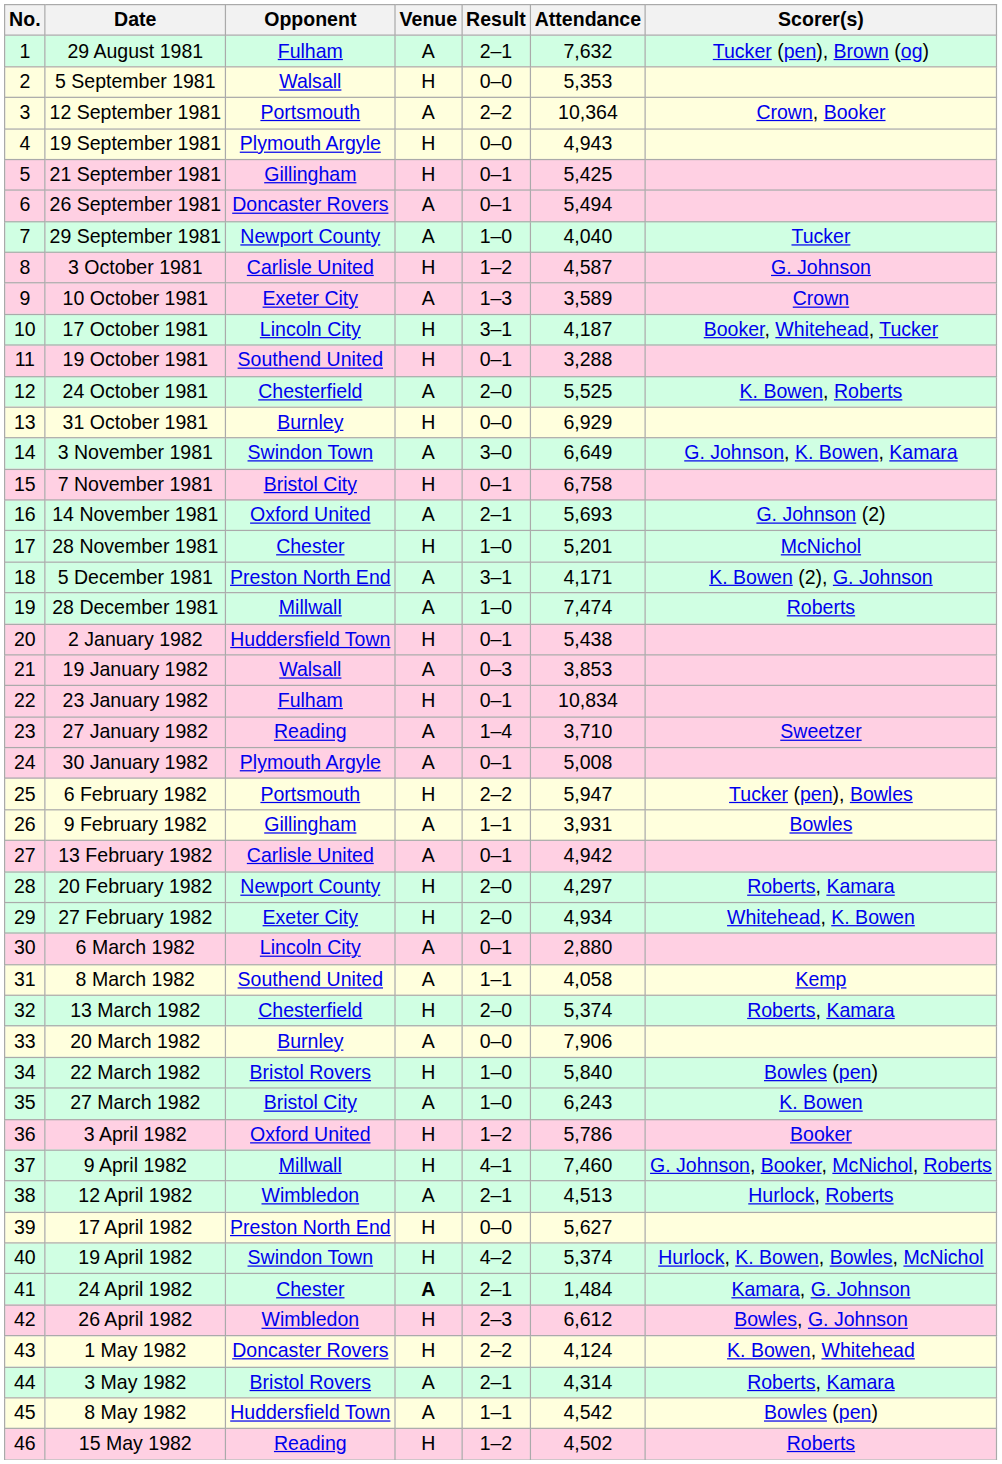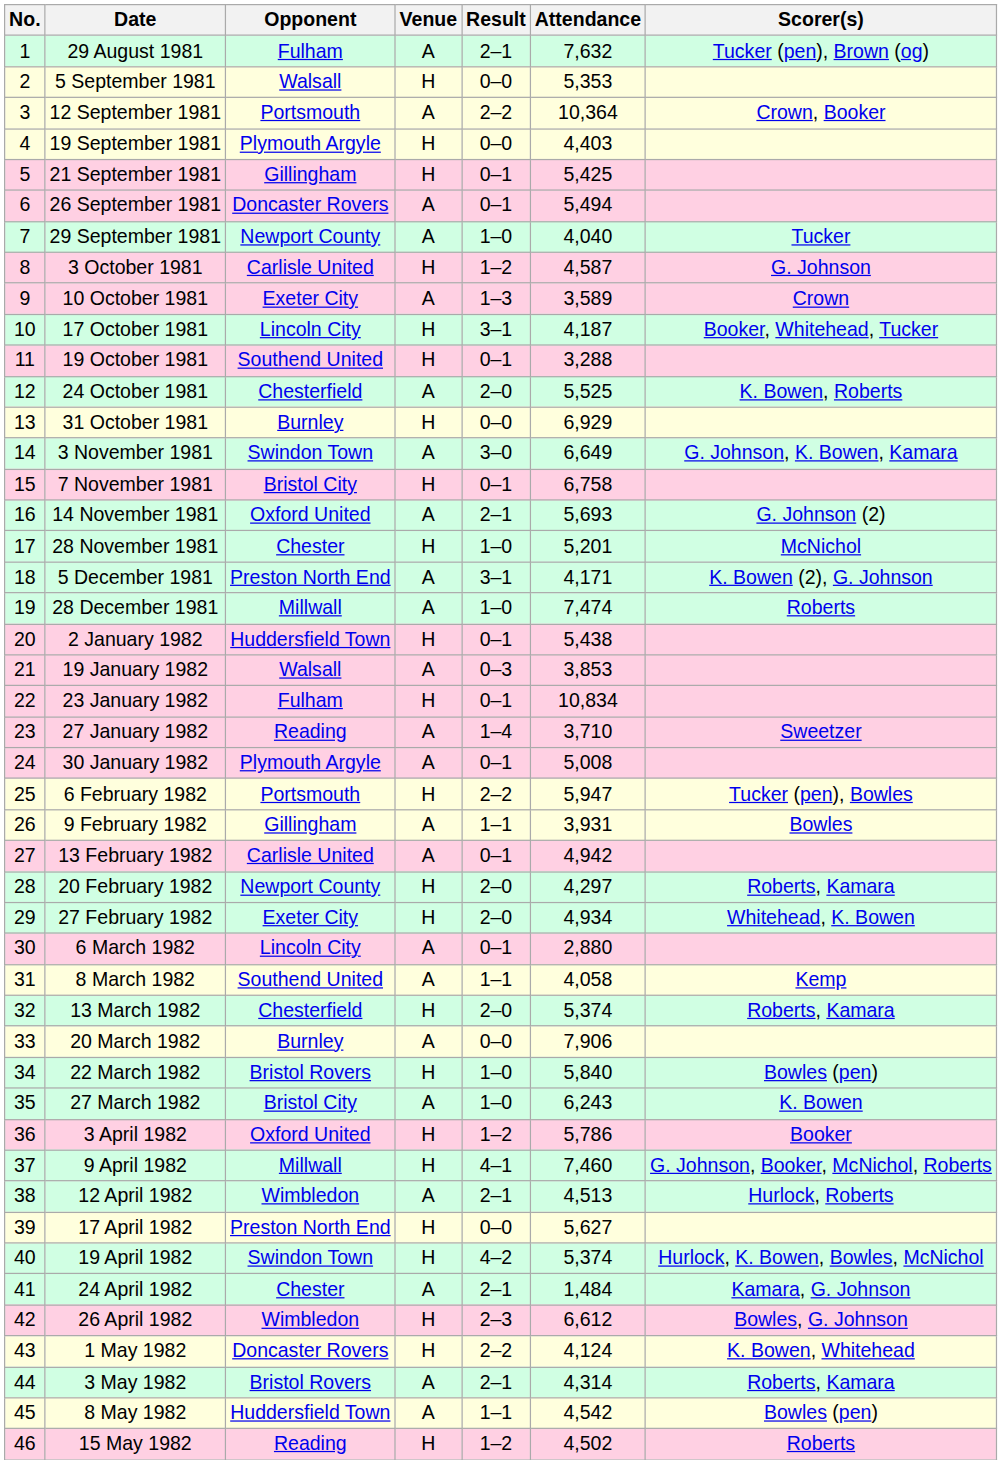(588, 143) 4,943 -> (588, 143) 4,403
(428, 1289) bold -> (428, 1289) normal
